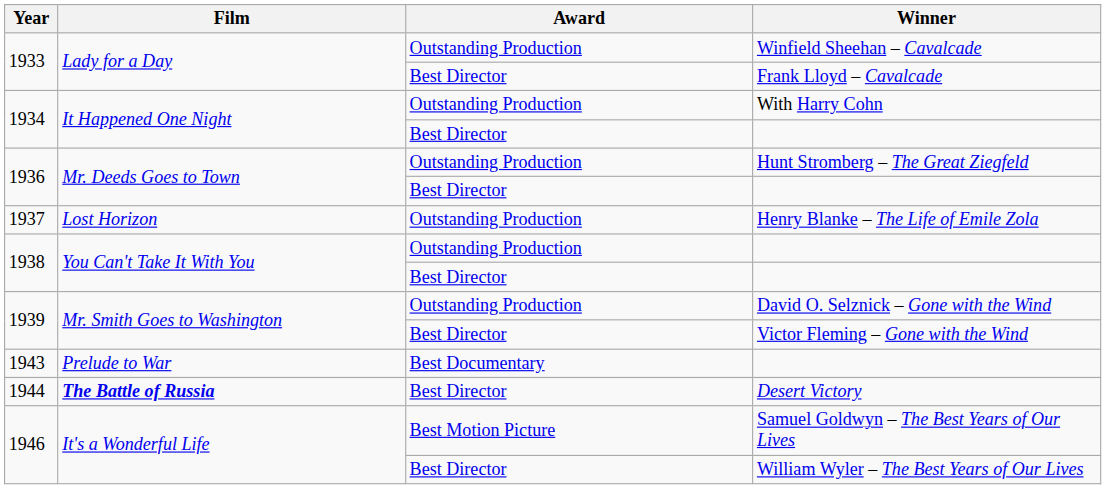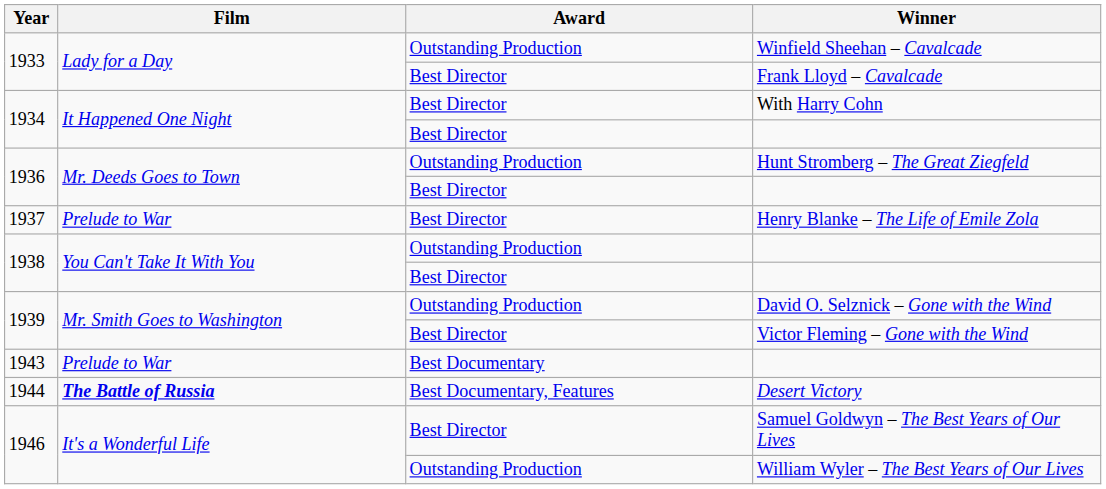(496, 104) Outstanding Production -> (458, 104) Best Director
(110, 219) Lost Horizon -> (117, 219) Prelude to War
(496, 219) Outstanding Production -> (458, 219) Best Director
(458, 391) Best Director -> (512, 391) Best Documentary, Features
(482, 430) Best Motion Picture -> (458, 430) Best Director
(458, 469) Best Director -> (496, 469) Outstanding Production
